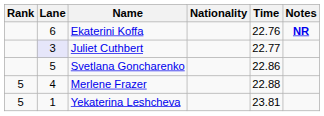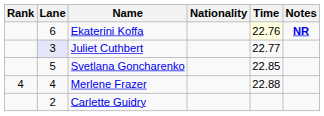(266, 31) no background -> (266, 31) lightyellow background
(266, 66) 22.86 -> (266, 66) 22.85
(21, 84) 5 -> (21, 84) 4
- row: (126, 102)
+ row: (108, 102)
